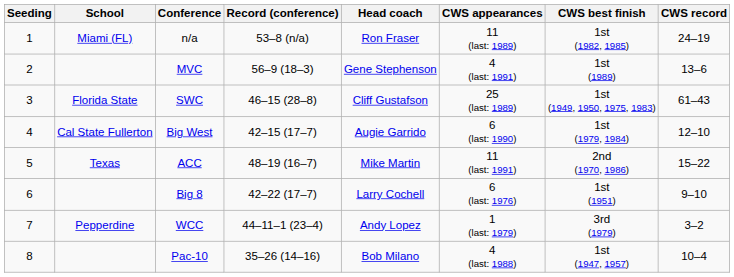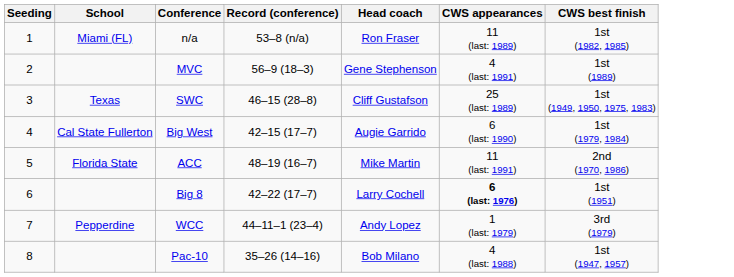- column: (694, 13)
(105, 100) Florida State -> (105, 100) Texas
(105, 163) Texas -> (105, 163) Florida State
(492, 194) normal -> (492, 194) bold
